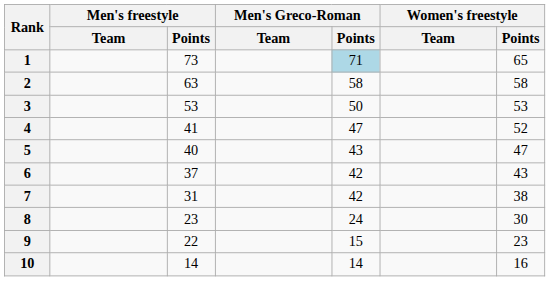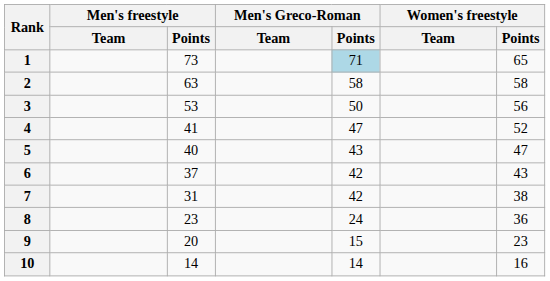(521, 106) 53 -> (521, 106) 56
(521, 219) 30 -> (521, 219) 36
(191, 241) 22 -> (191, 241) 20
